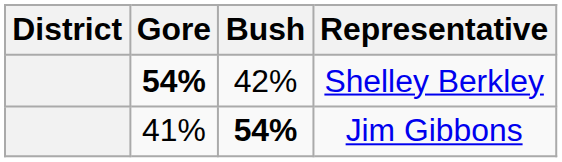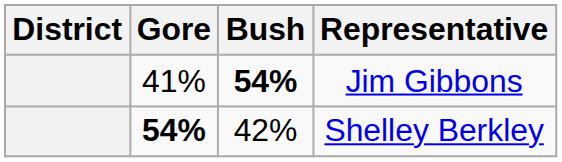rows swapped: (434, 80) <-> (434, 130)
